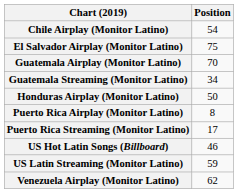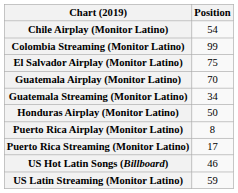+ row: (98, 46)
- row: (98, 180)
